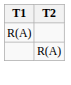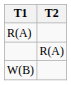+ row: (21, 70)
